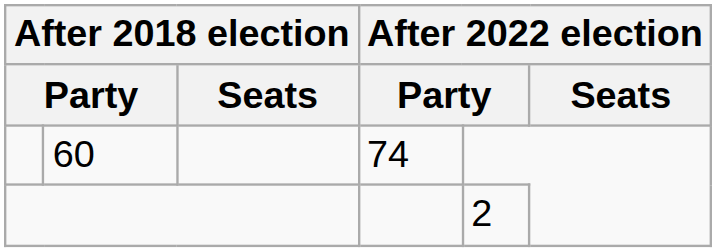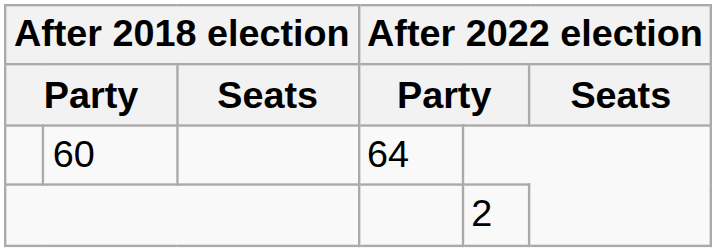(388, 154) 74 -> (388, 154) 64
